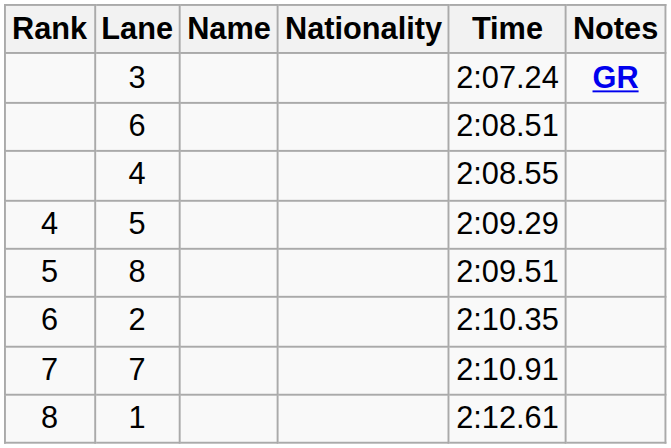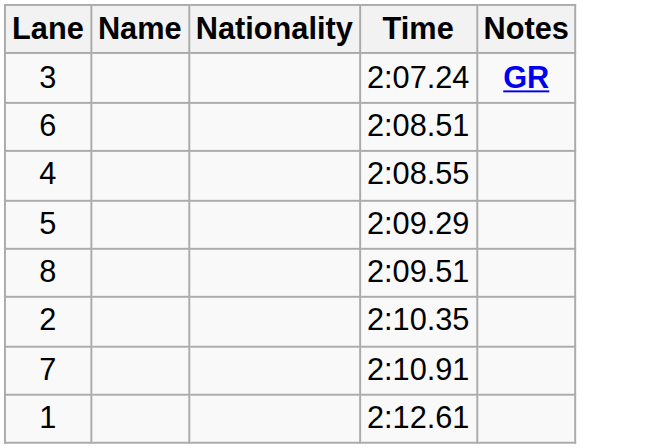- column: (50, 28)
